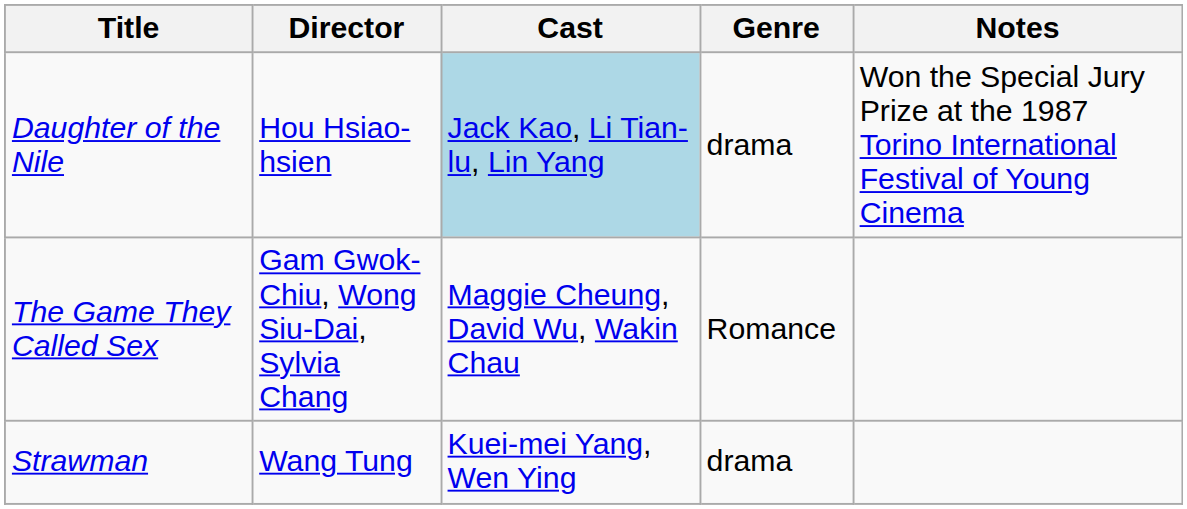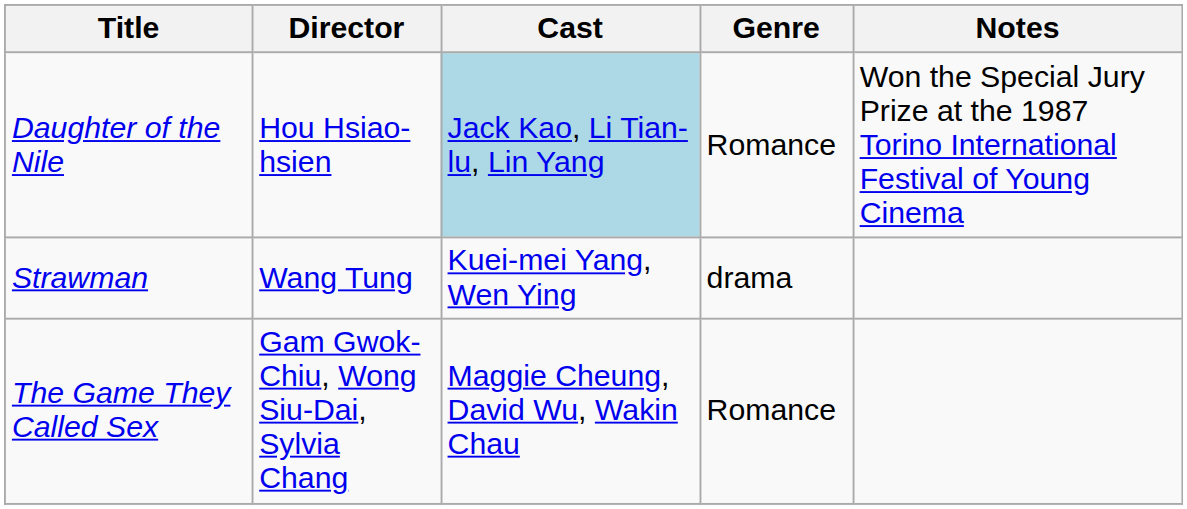(749, 144) drama -> (771, 144) Romance
rows swapped: (80, 461) <-> (121, 328)
